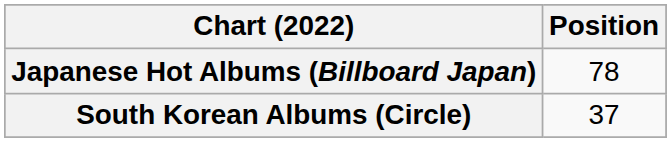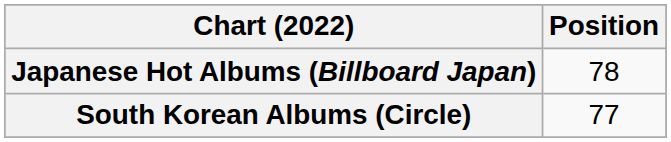(604, 114) 37 -> (604, 114) 77
